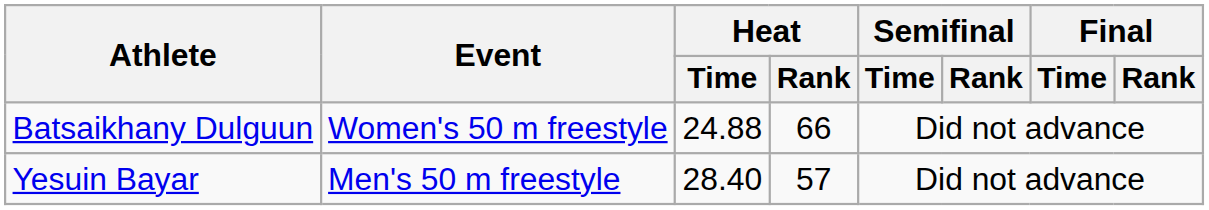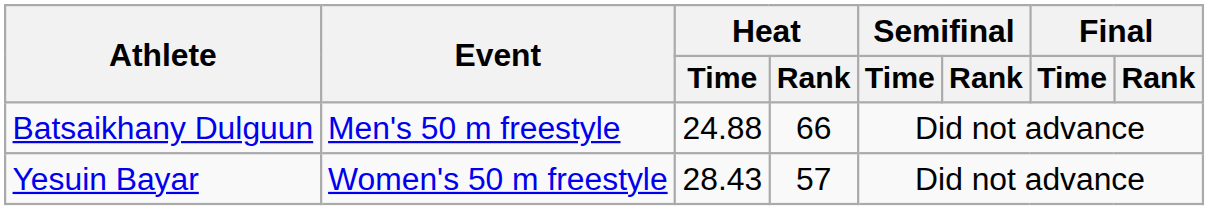(498, 128) Women's 50 m freestyle -> (474, 128) Men's 50 m freestyle
(474, 179) Men's 50 m freestyle -> (498, 179) Women's 50 m freestyle
(722, 179) 28.40 -> (722, 179) 28.43
